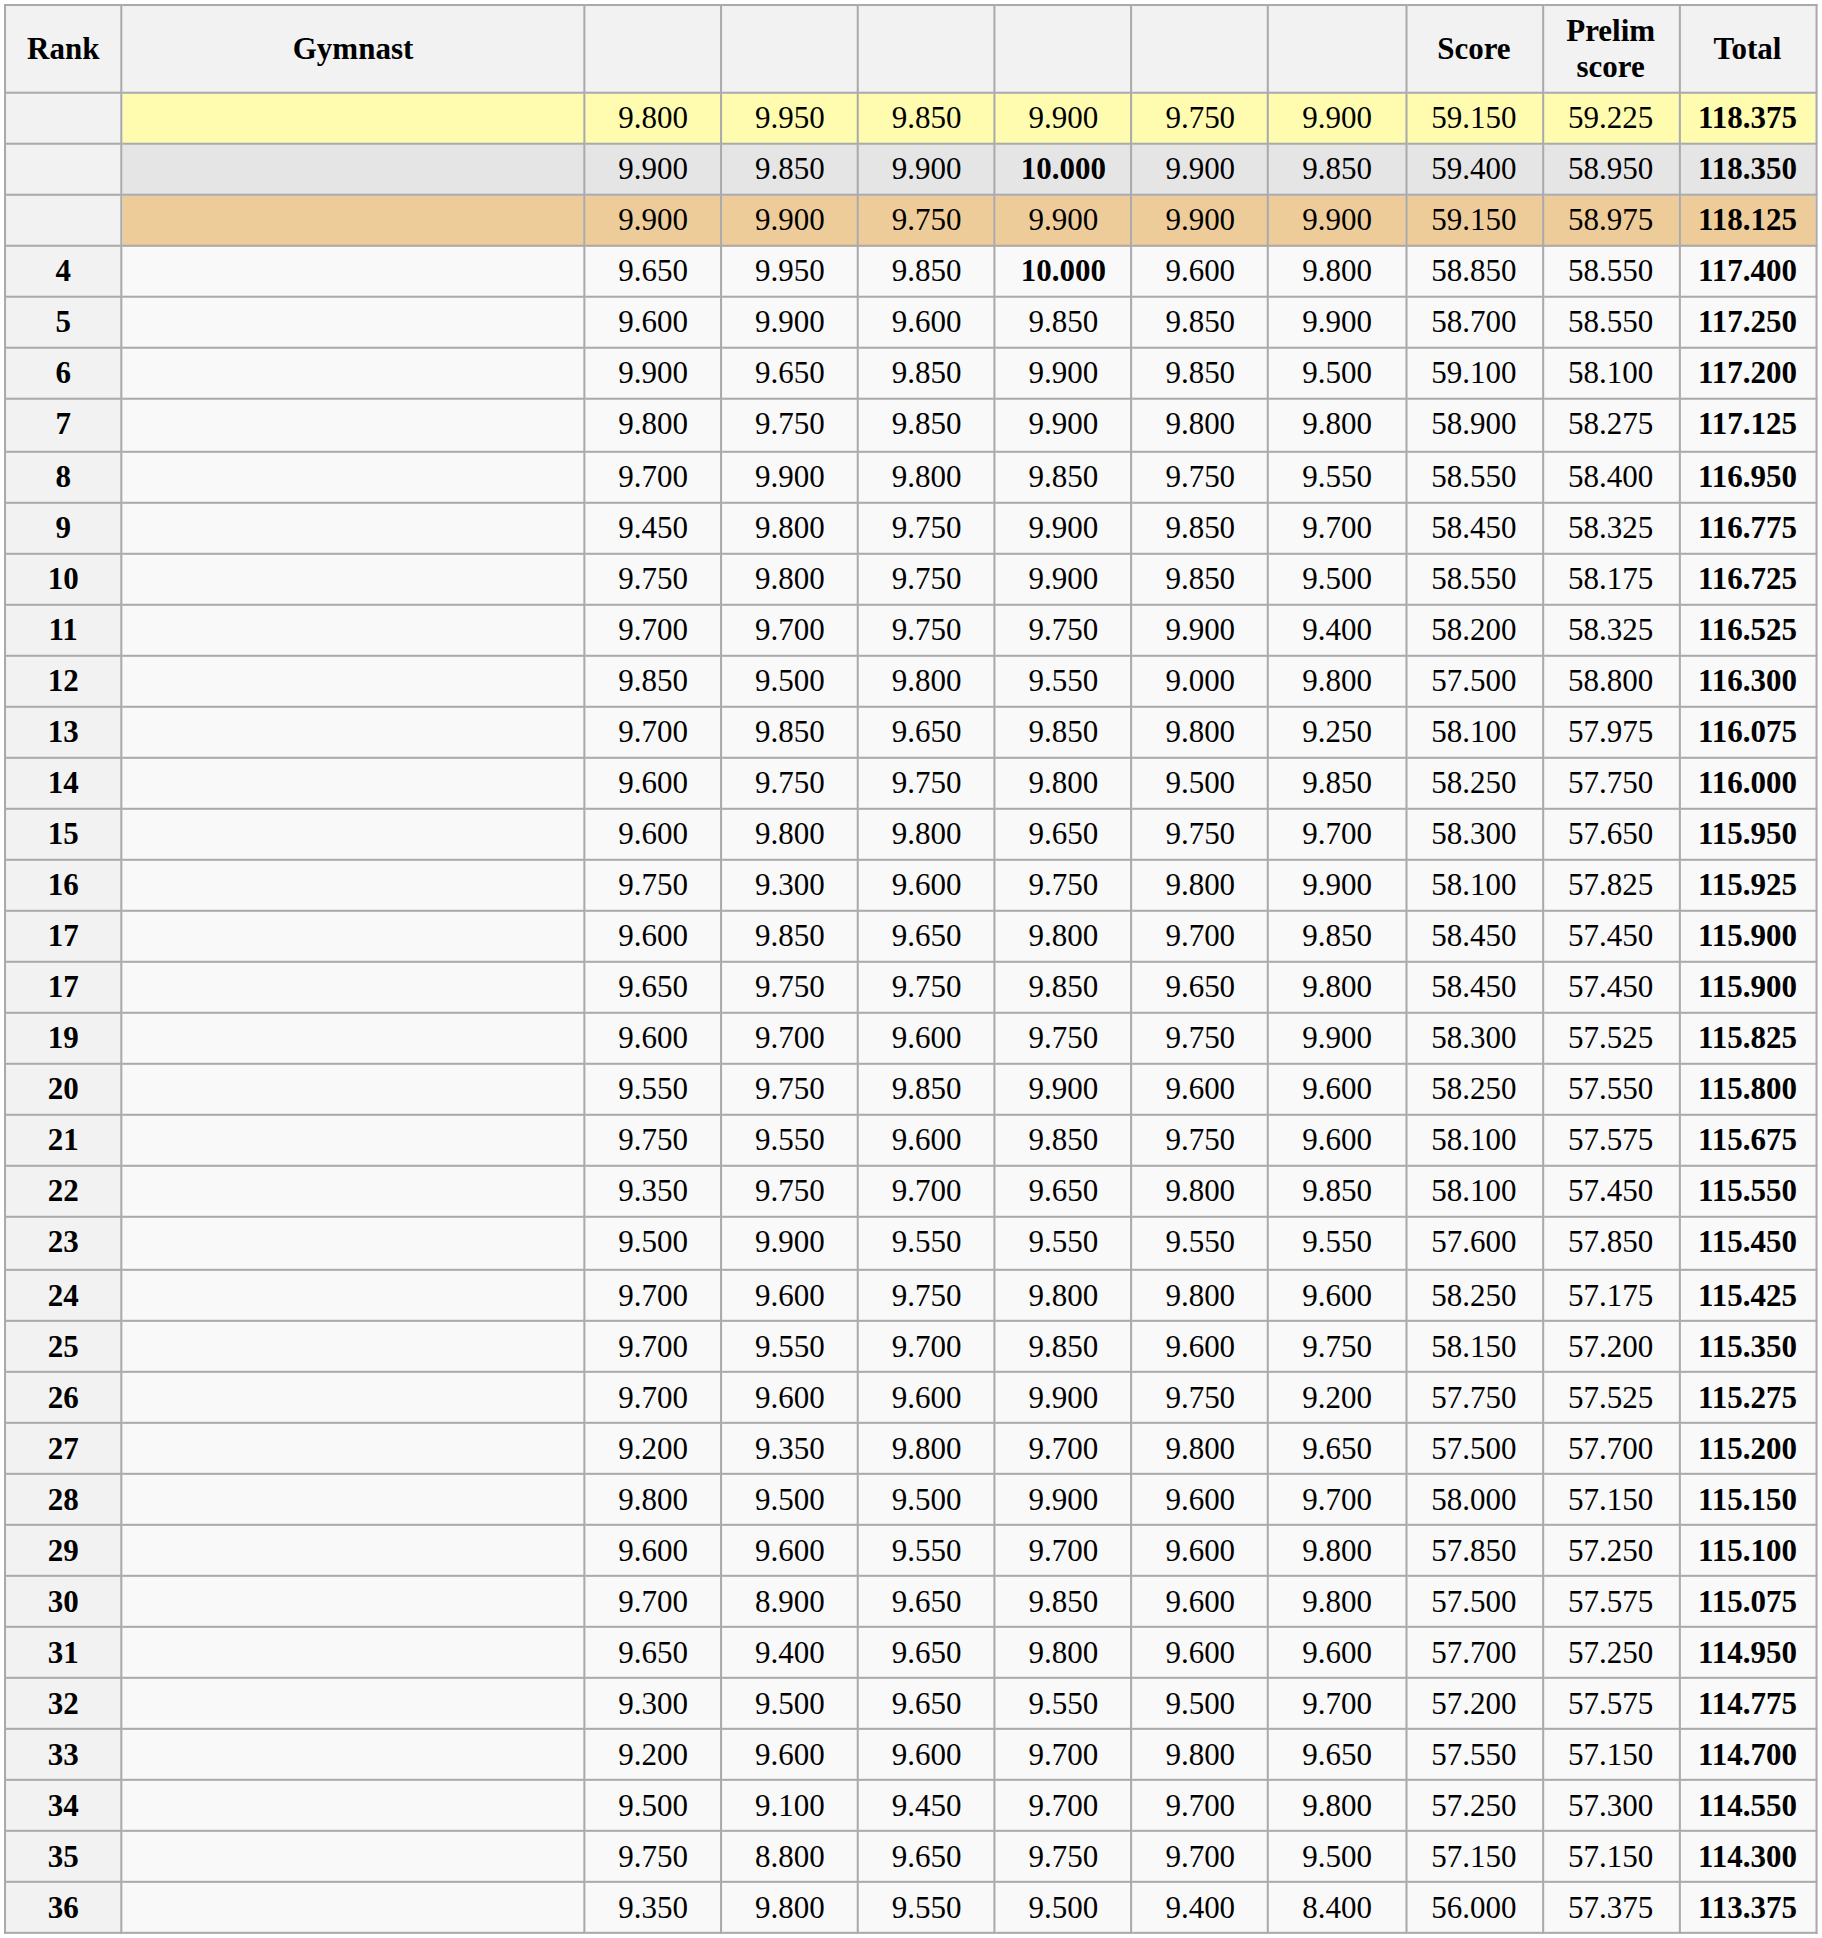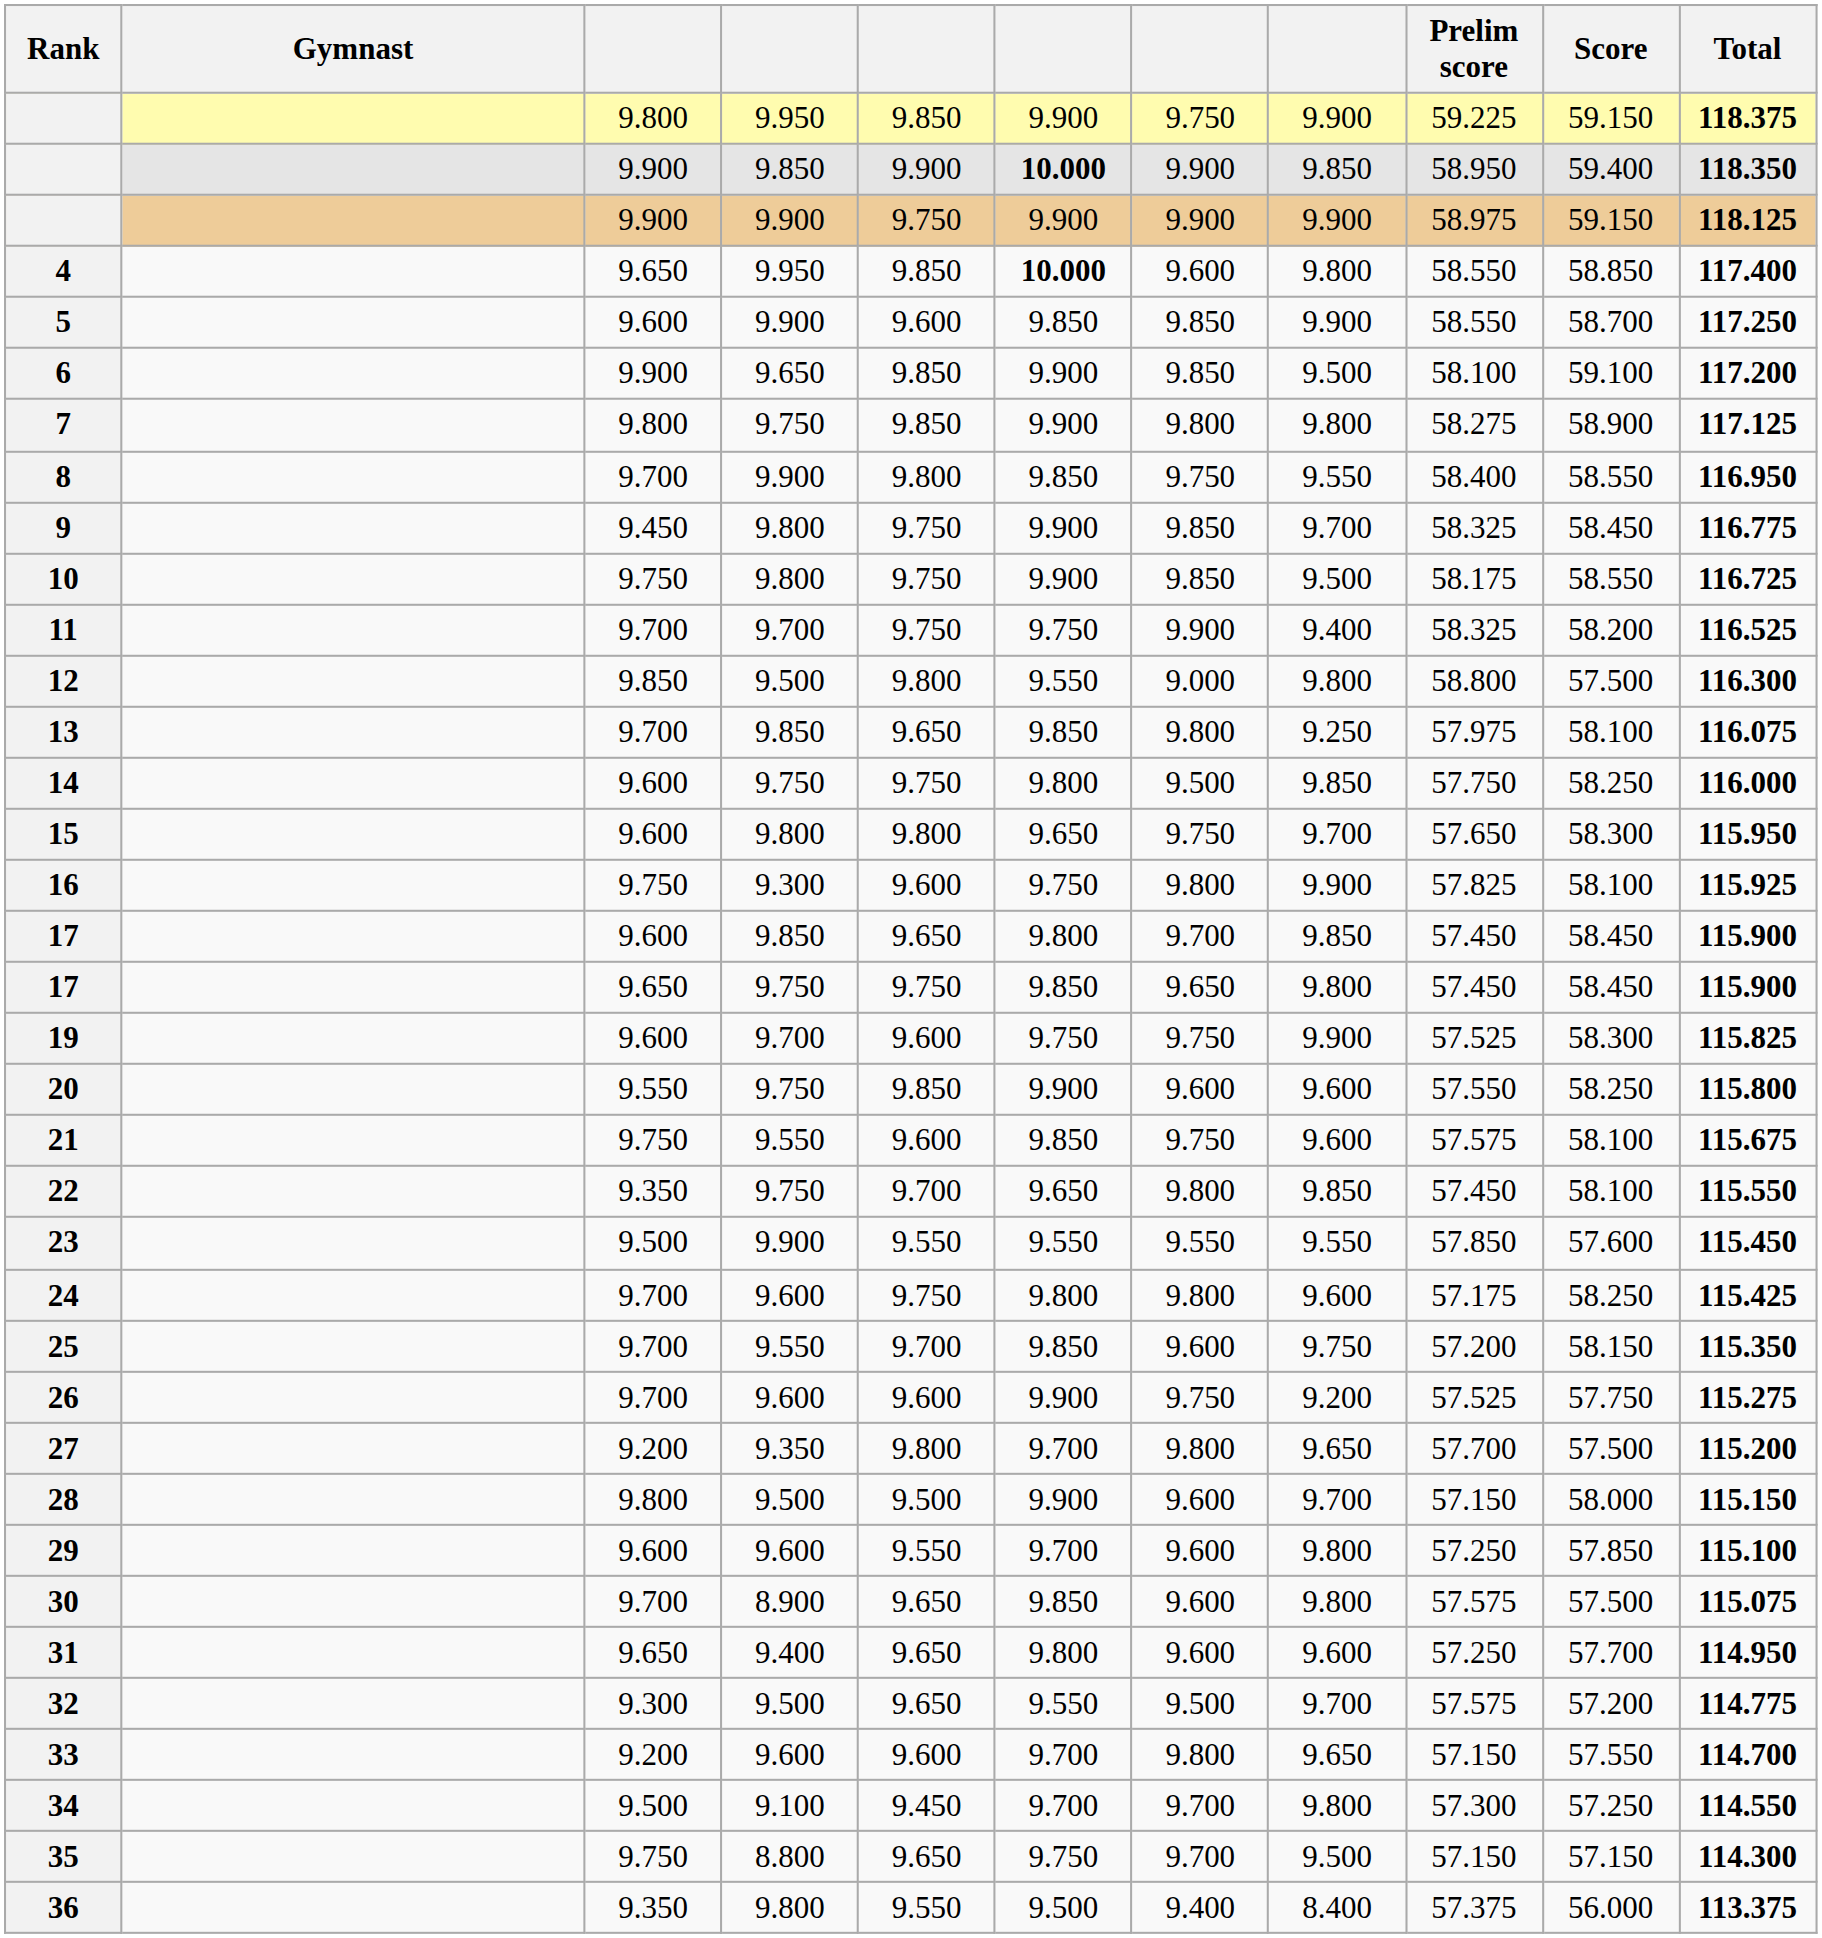columns swapped: (1474, 48) <-> (1611, 48)
